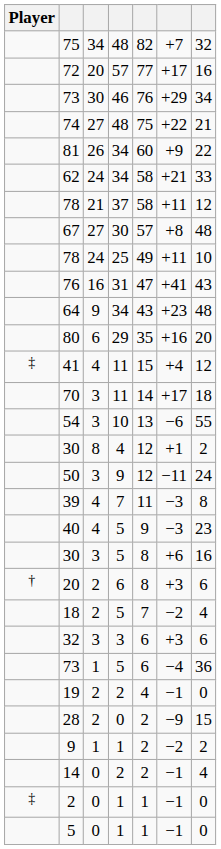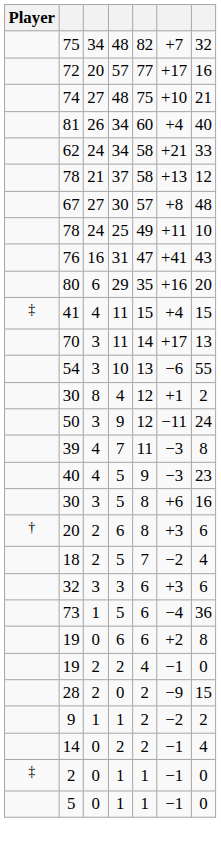- row: (71, 97)
(174, 124) +22 -> (174, 97) +10
(174, 151) +9 -> (174, 124) +4
(203, 151) 22 -> (203, 124) 40
(174, 204) +11 -> (174, 177) +13
- row: (71, 310)
(203, 366) 12 -> (203, 313) 15
(203, 395) 18 -> (203, 342) 13
+ row: (71, 639)
